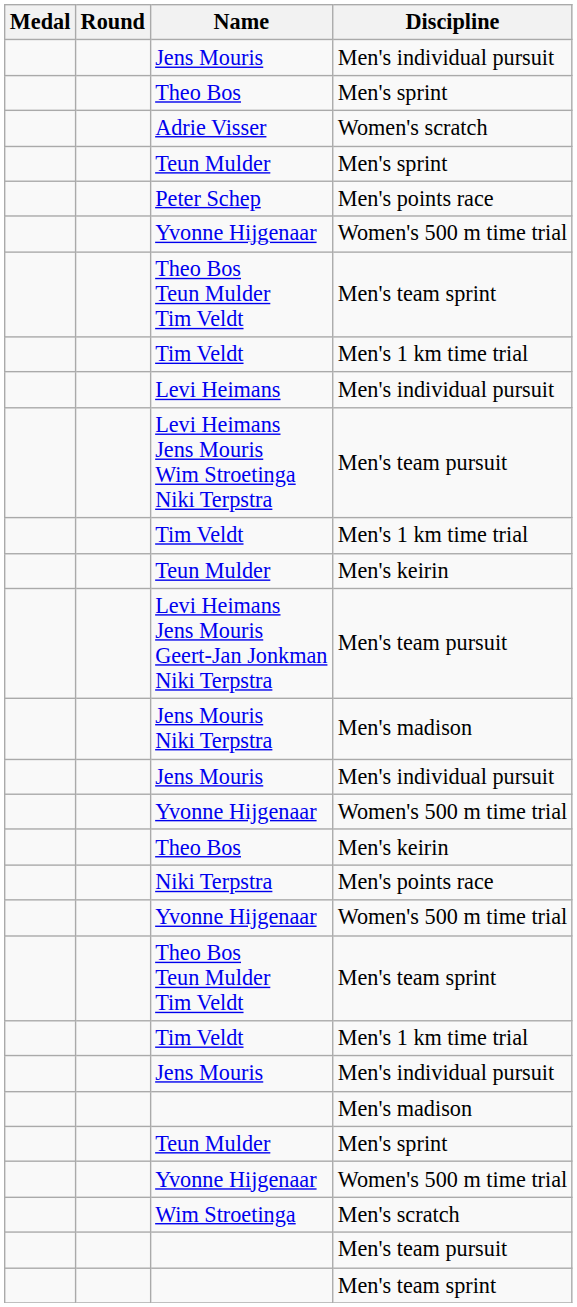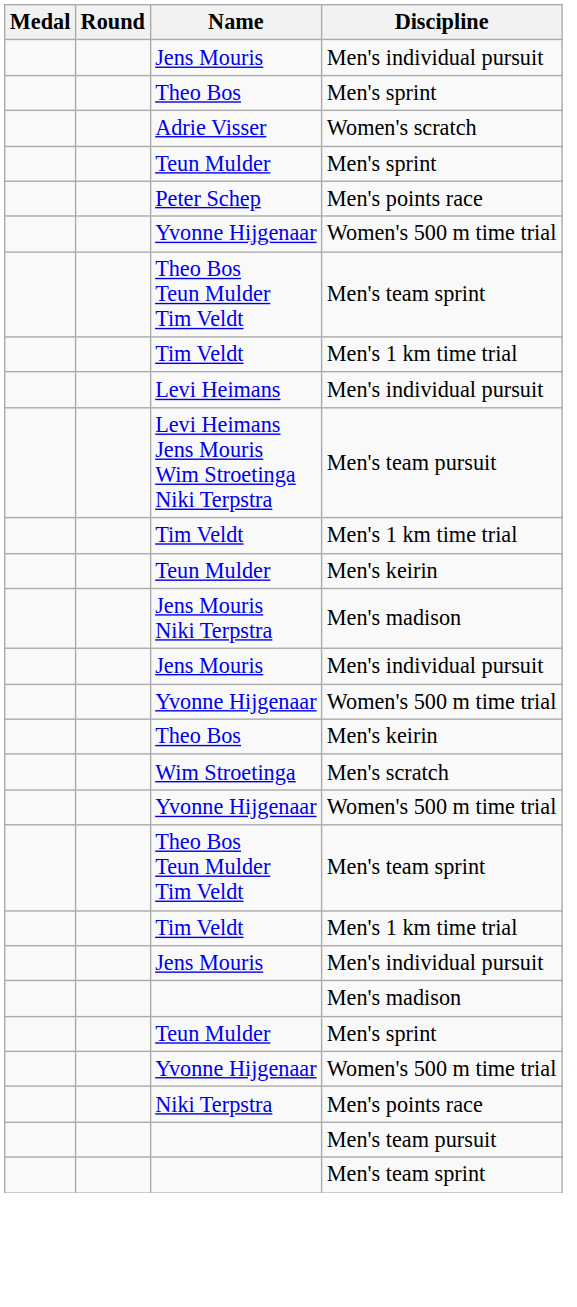- row: (241, 643)
rows swapped: (214, 882) <-> (225, 1214)
